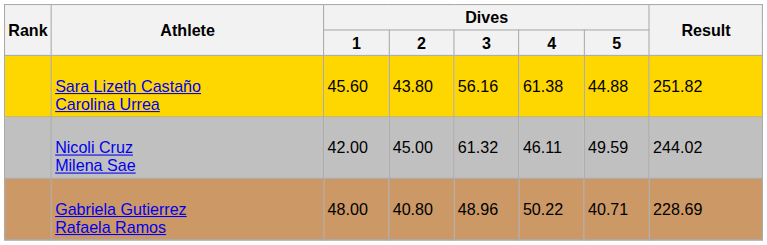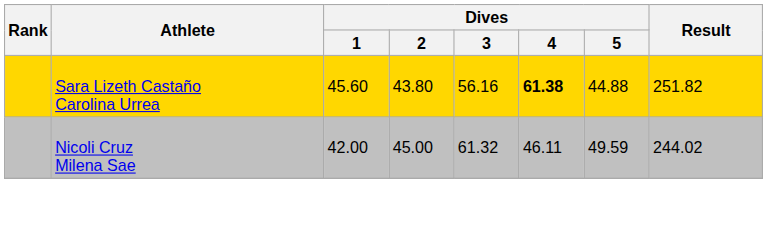(543, 87) normal -> (543, 87) bold
- row: (121, 219)
